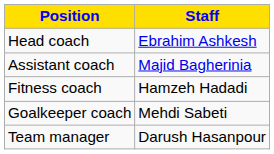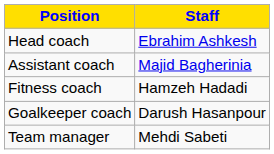(183, 112) Mehdi Sabeti -> (202, 112) Darush Hasanpour
(202, 137) Darush Hasanpour -> (183, 137) Mehdi Sabeti
